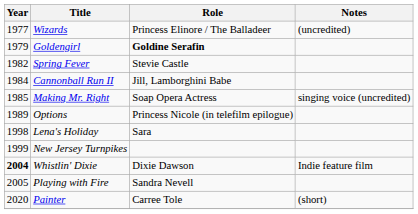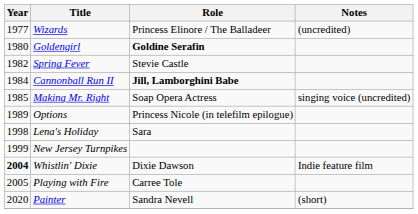(18, 47) 1979 -> (18, 47) 1980
(182, 81) normal -> (185, 81) bold
(163, 183) Sandra Nevell -> (157, 183) Carree Tole
(157, 200) Carree Tole -> (163, 200) Sandra Nevell
